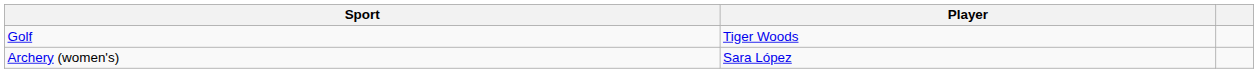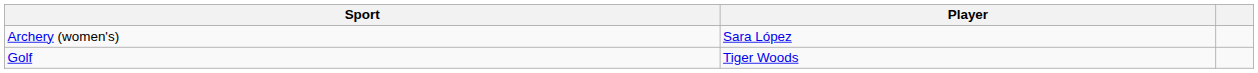rows swapped: (63, 57) <-> (20, 36)
